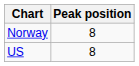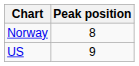(92, 52) 8 -> (92, 52) 9
